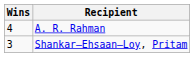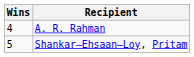(10, 44) 3 -> (10, 44) 5
